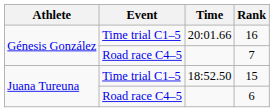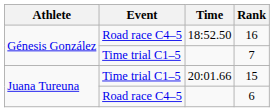(141, 35) Time trial C1–5 -> (142, 35) Road race C4–5
(210, 35) 20:01.66 -> (210, 35) 18:52.50
(142, 55) Road race C4–5 -> (141, 55) Time trial C1–5
(210, 76) 18:52.50 -> (210, 76) 20:01.66
